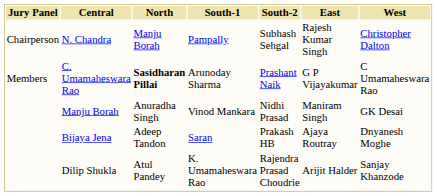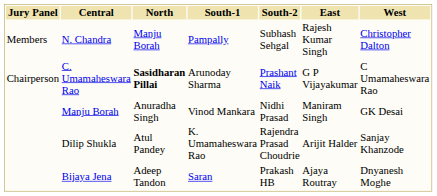(33, 39) Chairperson -> (27, 39) Members
(27, 78) Members -> (33, 78) Chairperson
rows swapped: (87, 138) <-> (89, 170)
